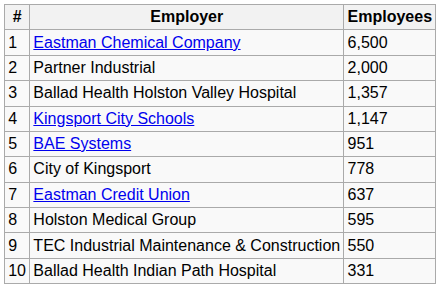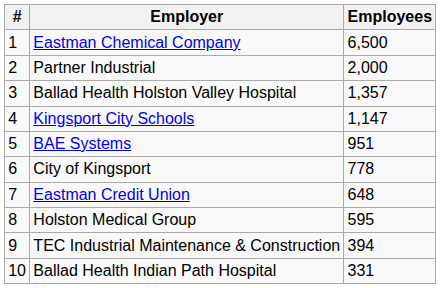(361, 194) 637 -> (361, 194) 648
(361, 245) 550 -> (361, 245) 394
